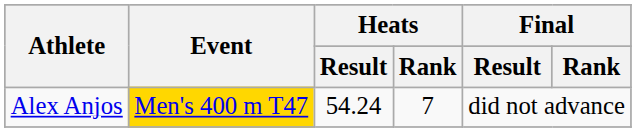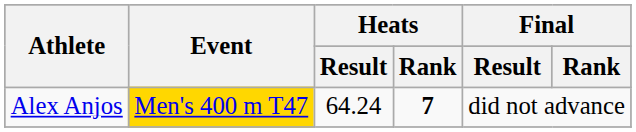(354, 107) 54.24 -> (354, 107) 64.24
(428, 107) normal -> (428, 107) bold
